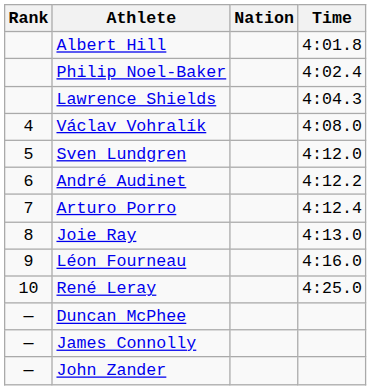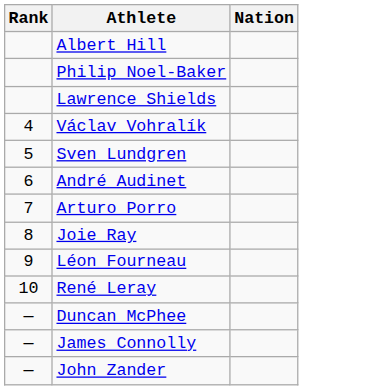- column: (332, 18)
